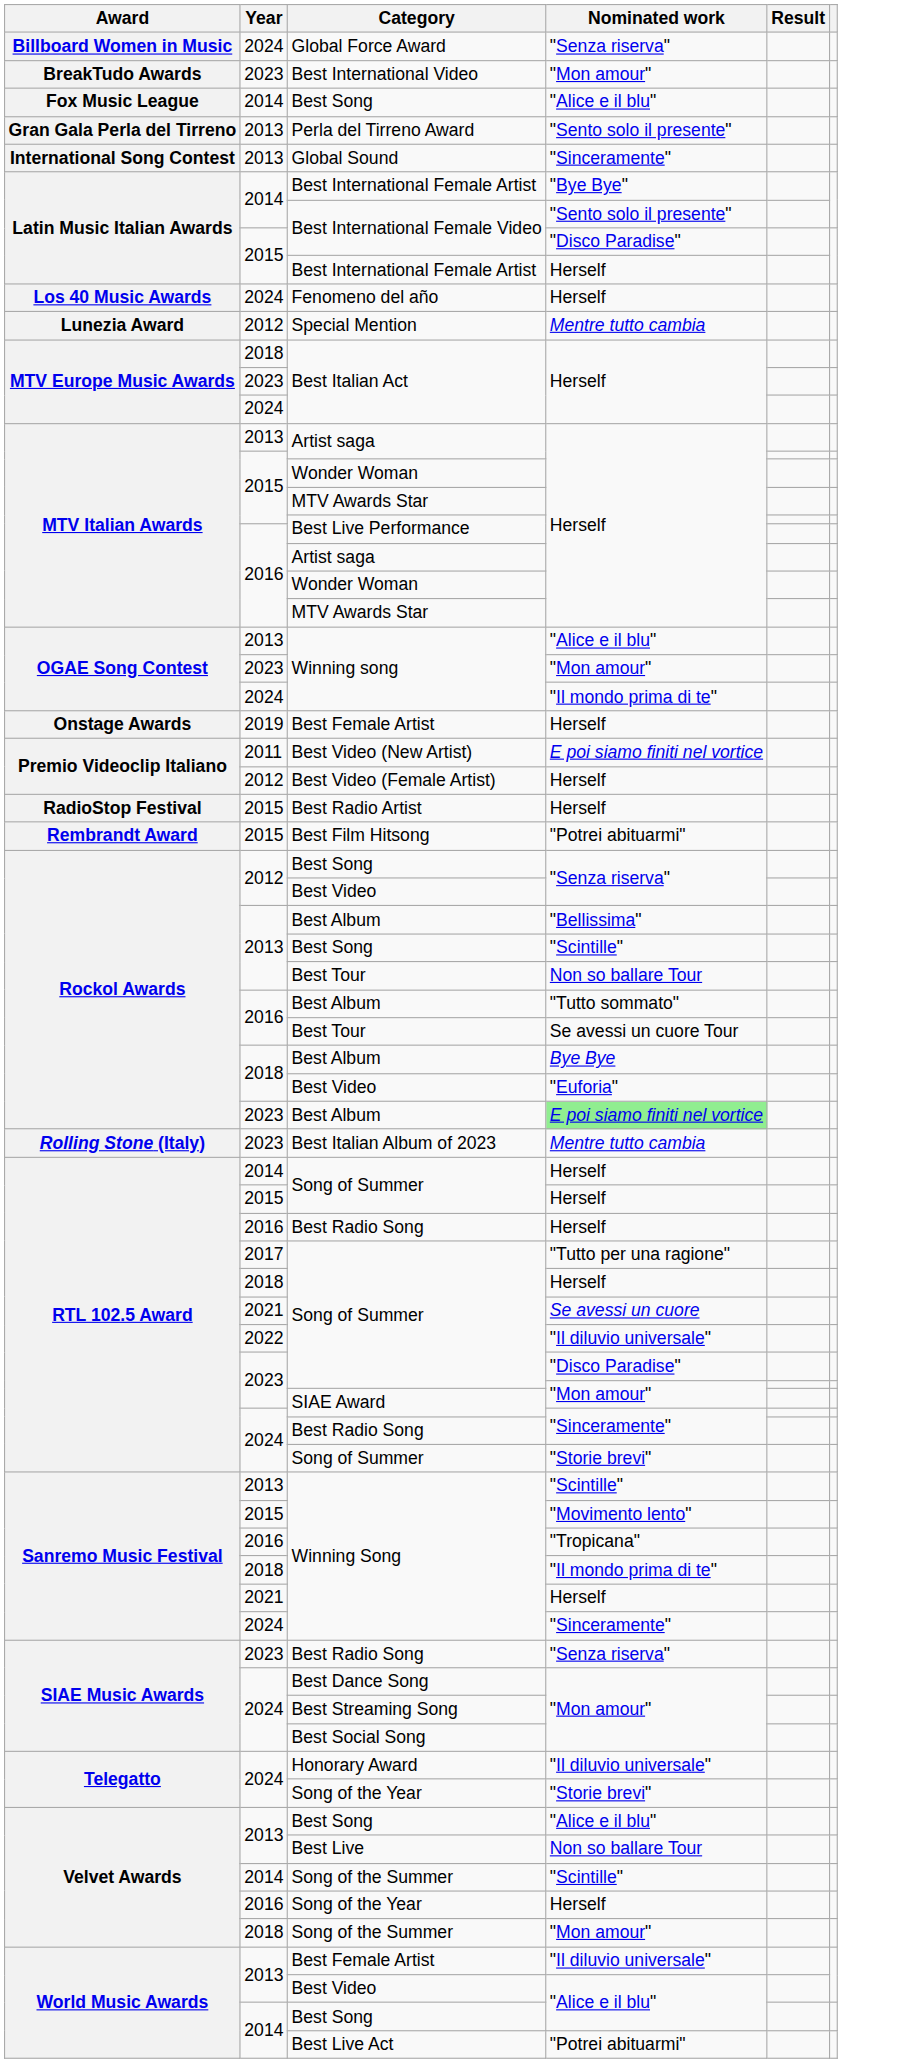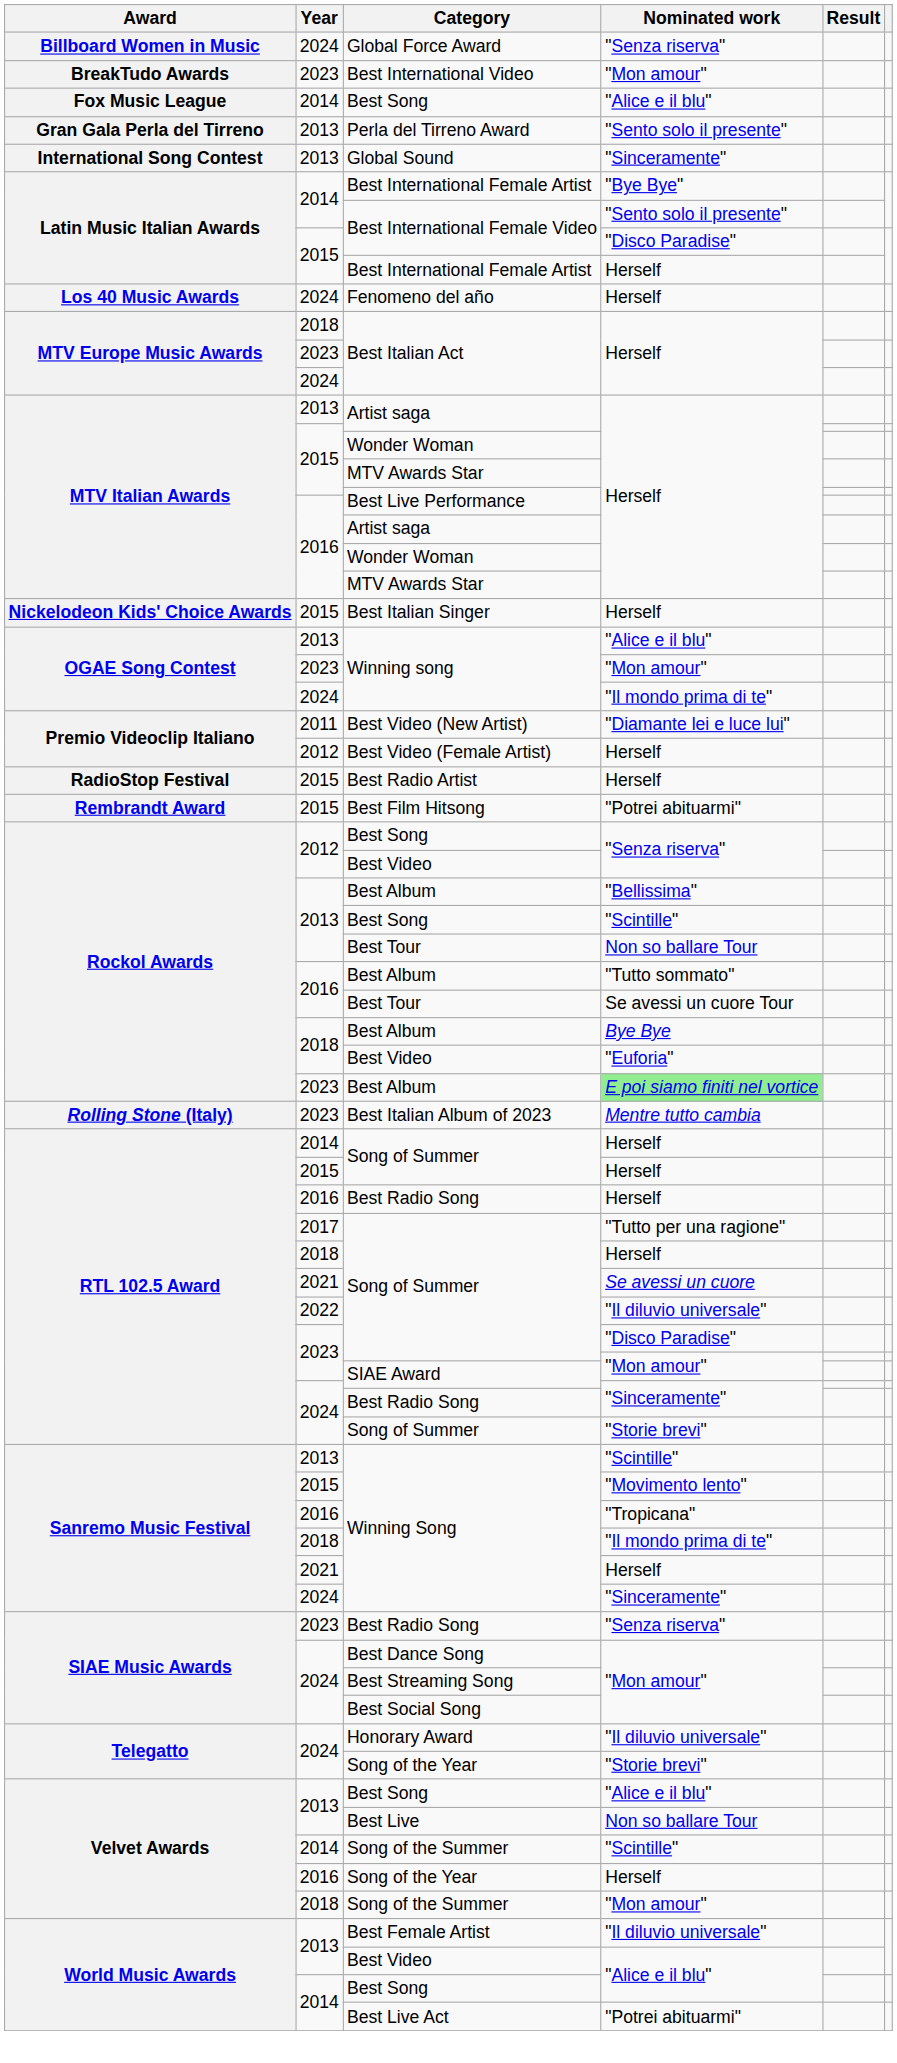- row: (264, 325)
+ row: (319, 612)
- row: (264, 724)
(656, 752) E poi siamo finiti nel vortice -> (698, 724) "Diamante lei e luce lui"
